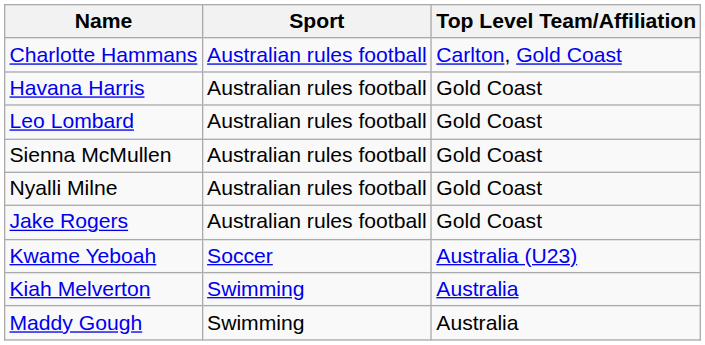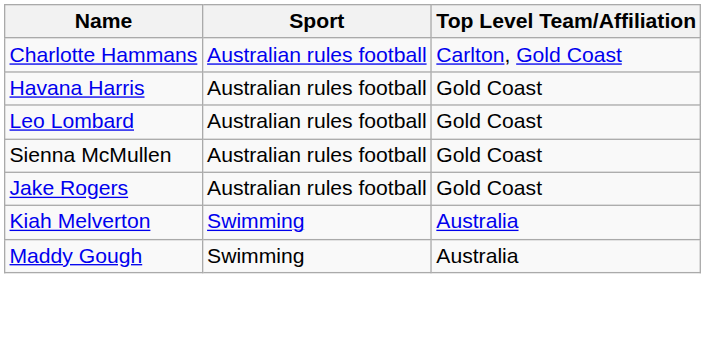- row: (64, 188)
- row: (83, 255)
